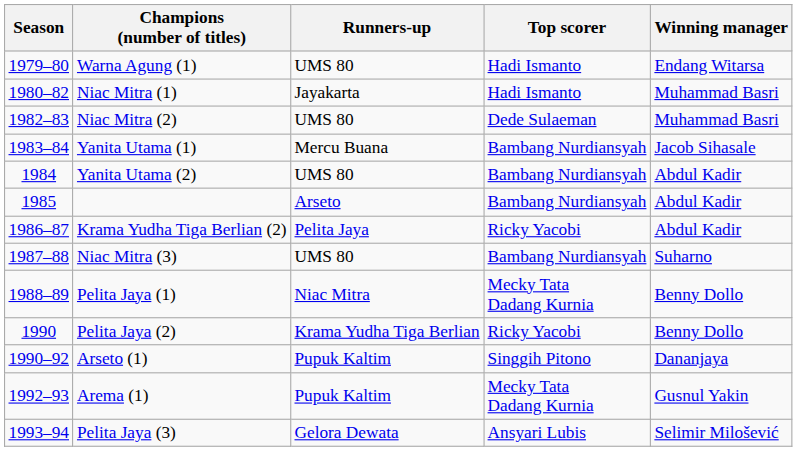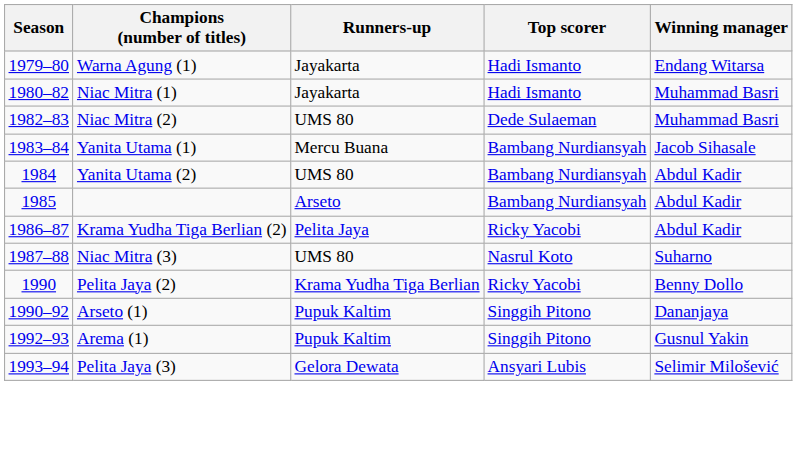(324, 65) UMS 80 -> (327, 65) Jayakarta
(567, 256) Bambang Nurdiansyah -> (530, 256) Nasrul Koto
- row: (126, 294)
(541, 395) Mecky Tata Dadang Kurnia -> (539, 339) Singgih Pitono
